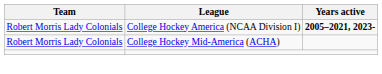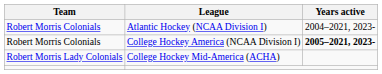+ row: (197, 27)
(65, 27) Robert Morris Lady Colonials -> (53, 42) Robert Morris Colonials
